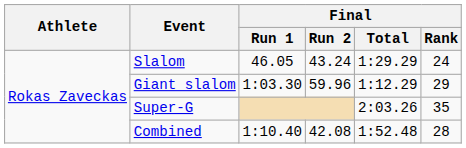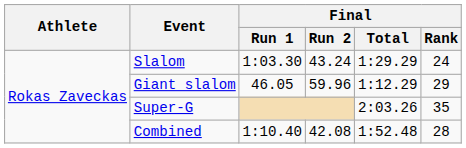(272, 62) 46.05 -> (272, 62) 1:03.30
(272, 85) 1:03.30 -> (272, 85) 46.05
